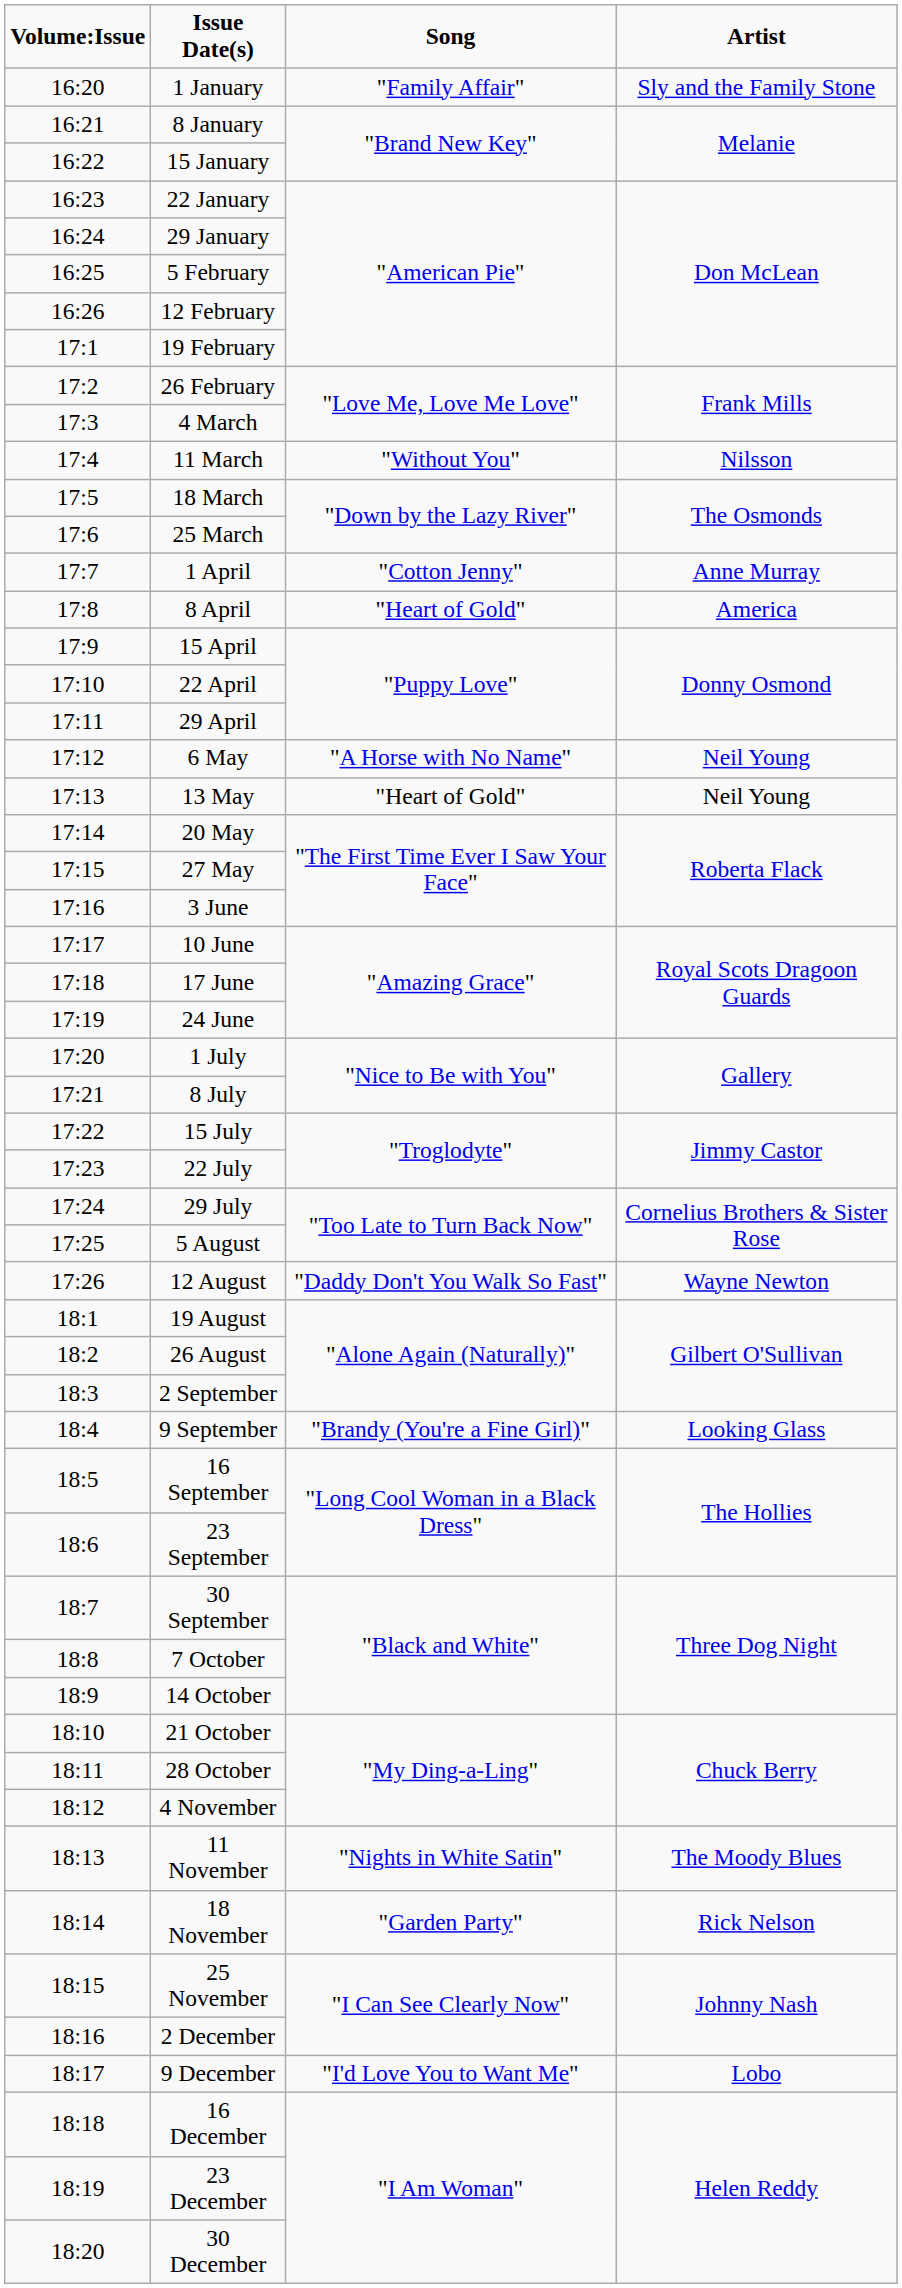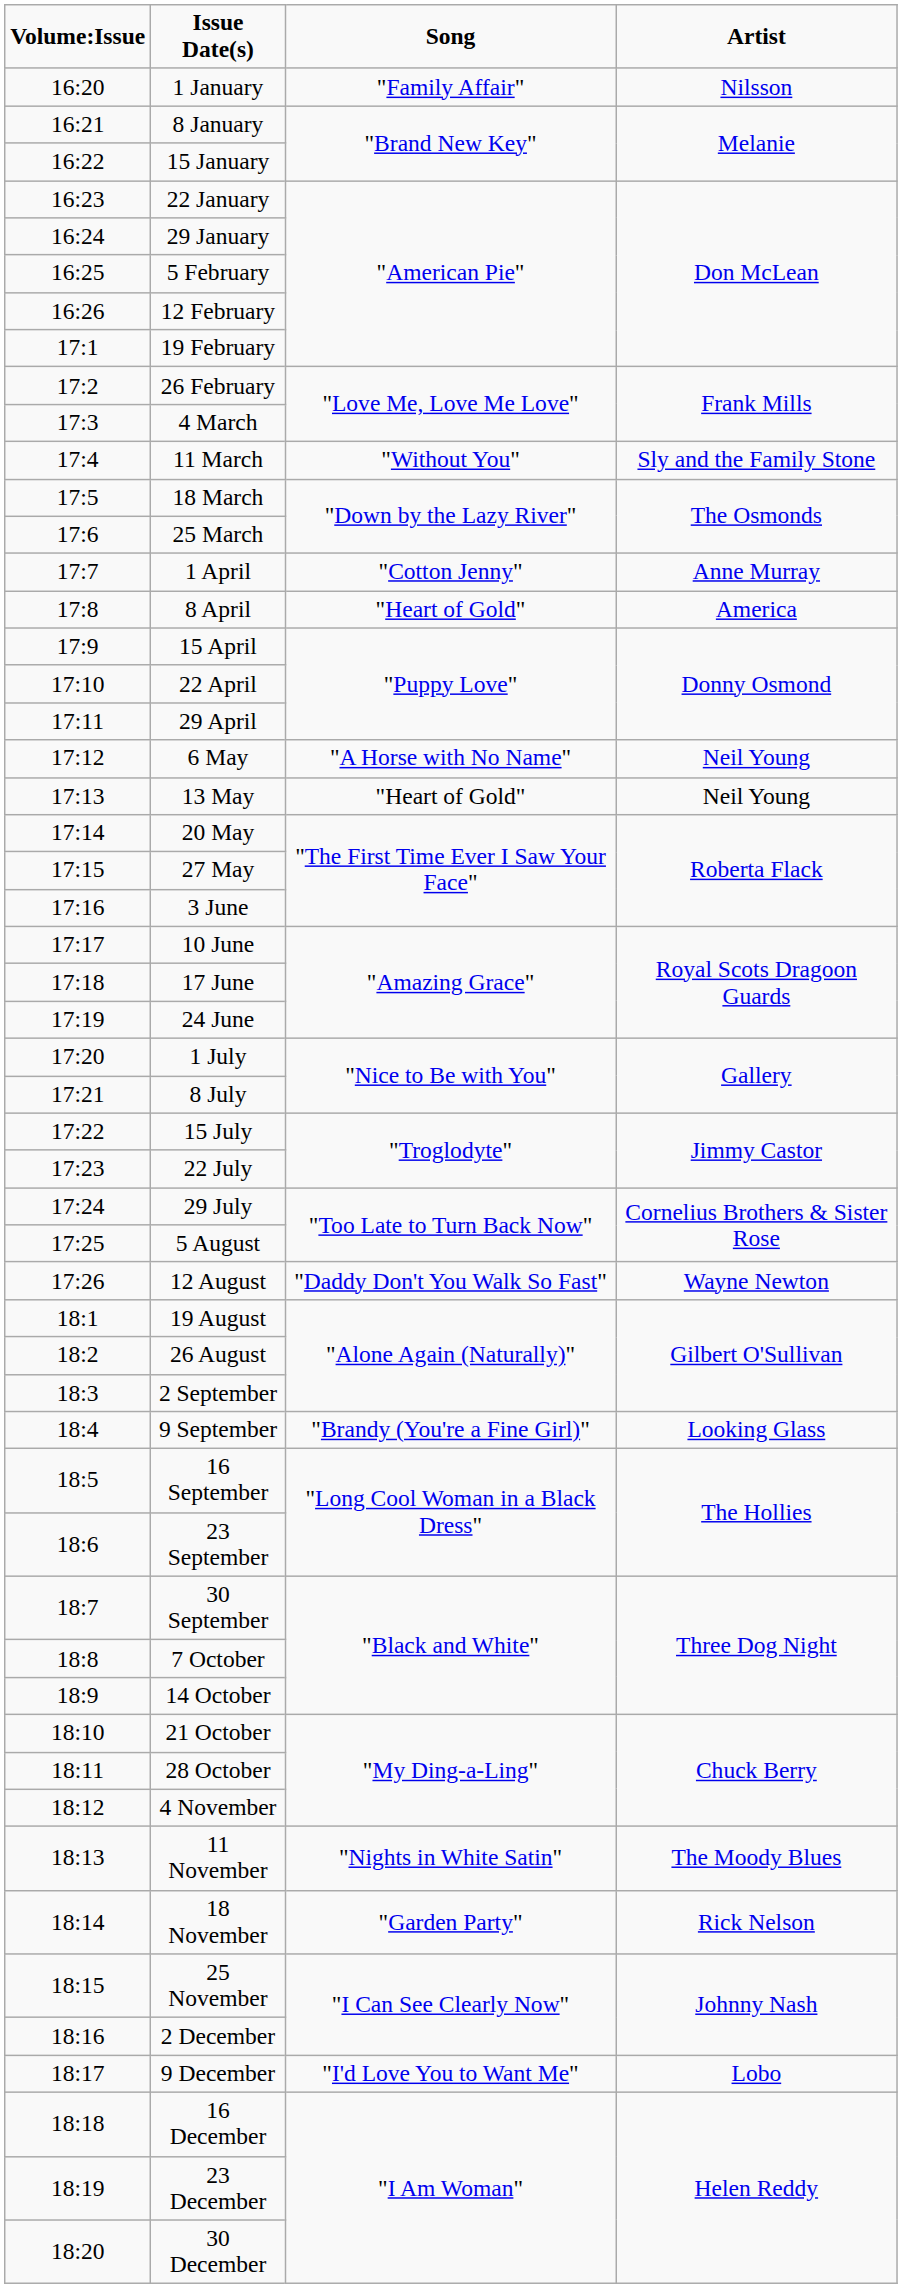(756, 86) Sly and the Family Stone -> (756, 86) Nilsson
(756, 459) Nilsson -> (756, 459) Sly and the Family Stone
